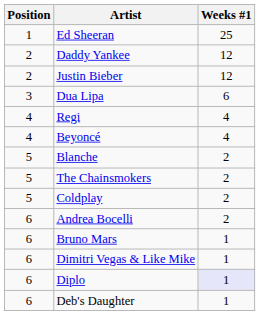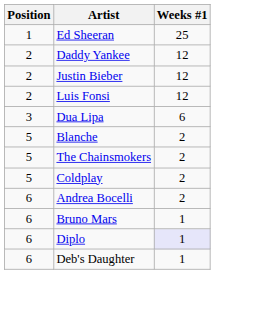+ row: (83, 95)
- row: (68, 116)
- row: (78, 136)
- row: (126, 259)
